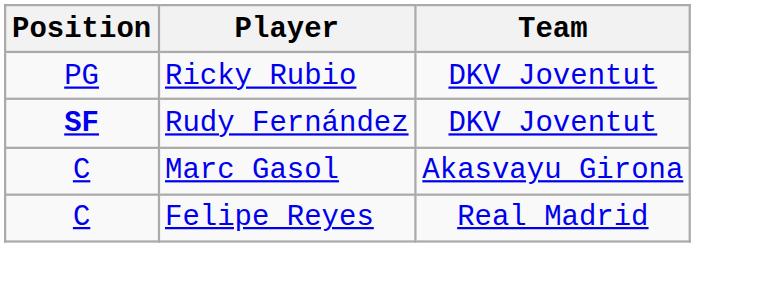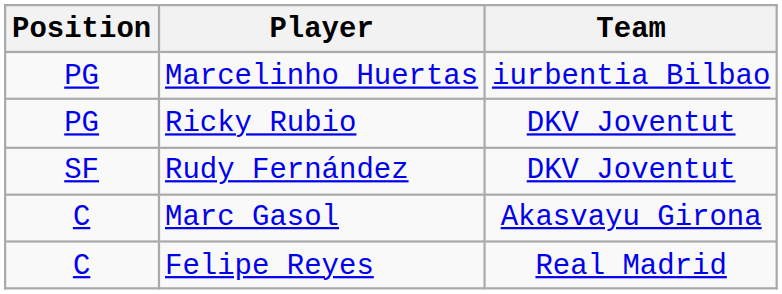+ row: (322, 76)
(82, 123) bold -> (82, 170) normal
